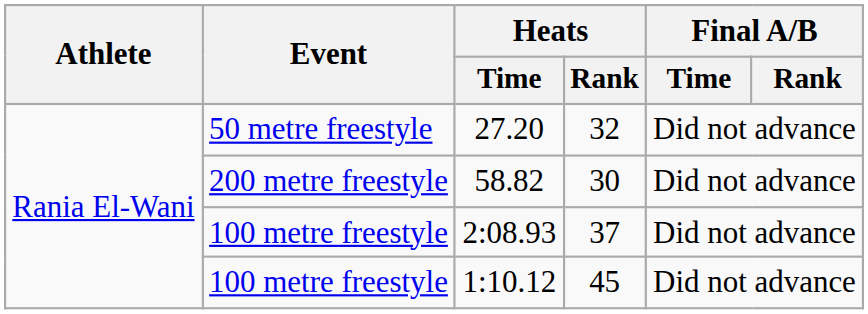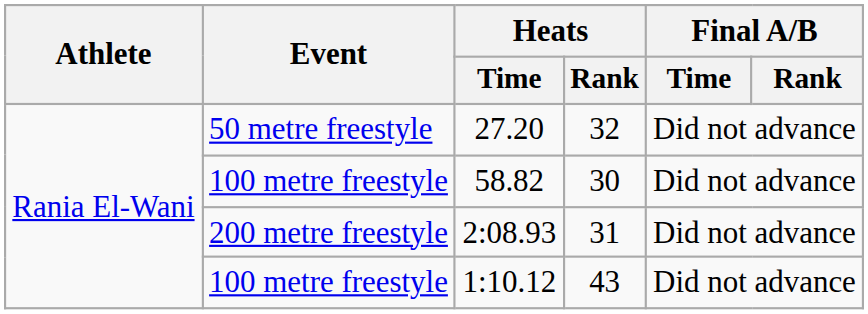(328, 180) 200 metre freestyle -> (328, 180) 100 metre freestyle
(328, 231) 100 metre freestyle -> (328, 231) 200 metre freestyle
(605, 231) 37 -> (605, 231) 31
(605, 282) 45 -> (605, 282) 43
